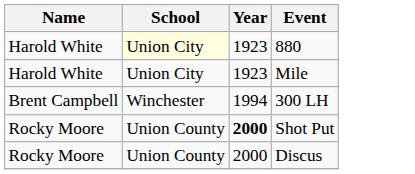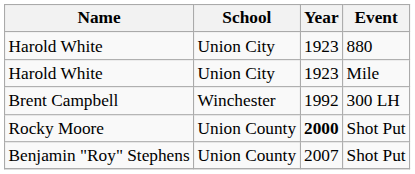(165, 45) lightyellow background -> (236, 45) no background
(250, 100) 1994 -> (321, 100) 1992
- row: (56, 155)
+ row: (99, 155)
